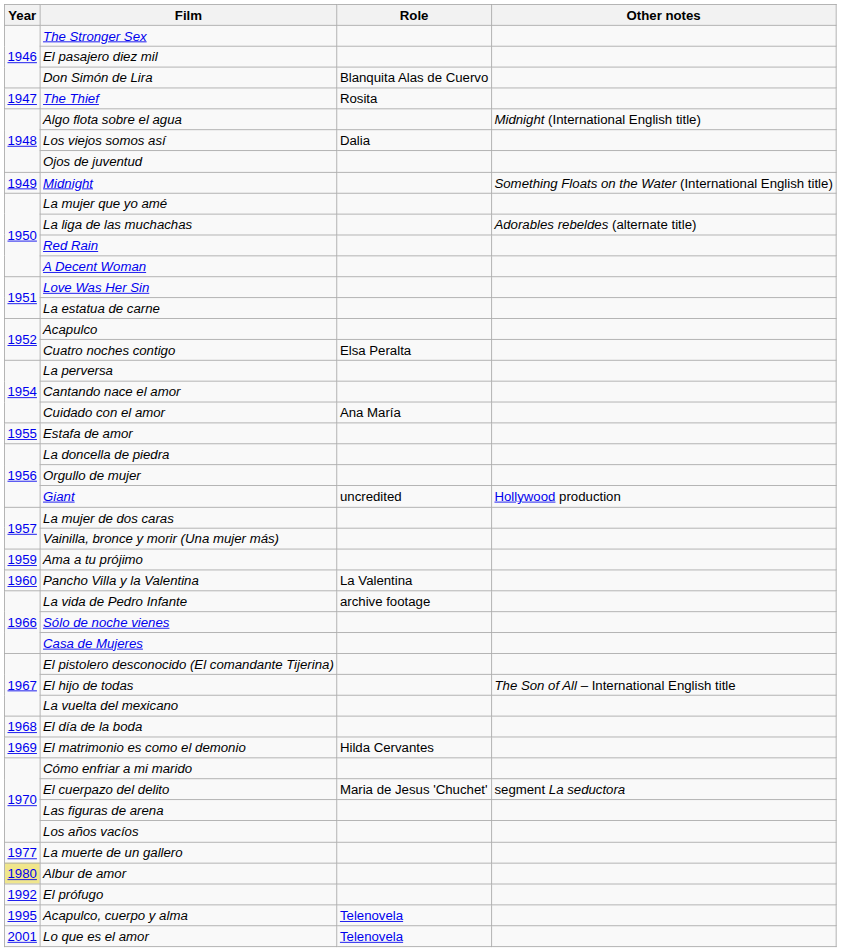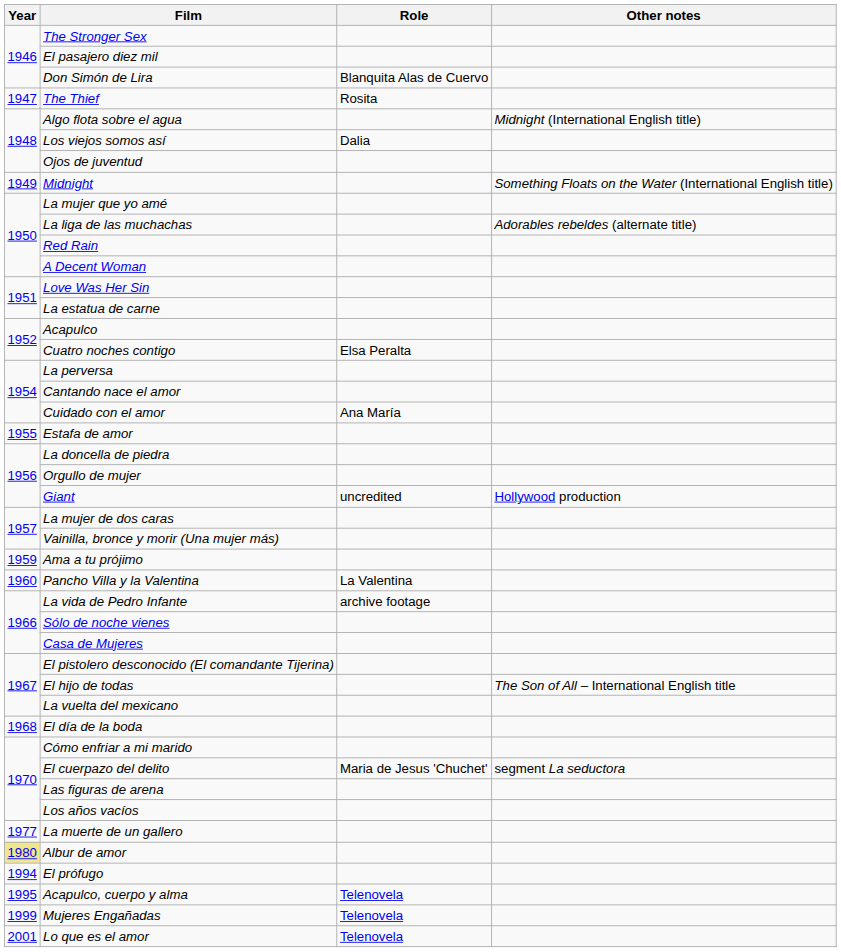- row: (144, 748)
(22, 894) 1992 -> (22, 873) 1994
+ row: (102, 915)
